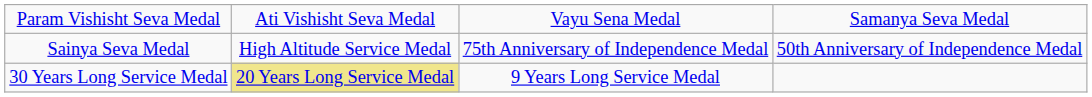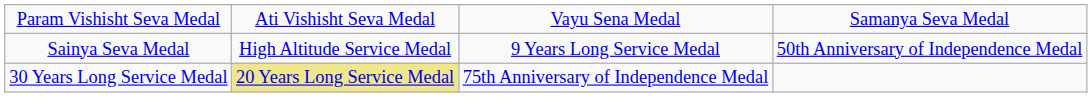(615, 48) 75th Anniversary of Independence Medal -> (615, 48) 9 Years Long Service Medal
(615, 77) 9 Years Long Service Medal -> (615, 77) 75th Anniversary of Independence Medal
